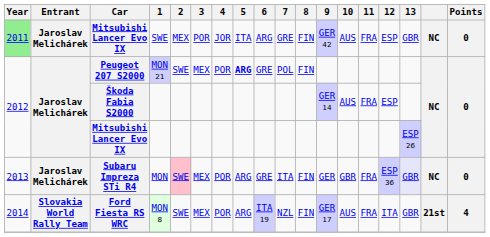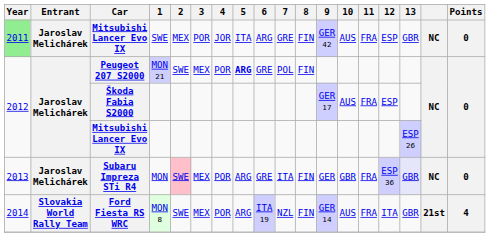(327, 101) GER 14 -> (327, 101) GER 17
(327, 213) GER 17 -> (327, 213) GER 14
